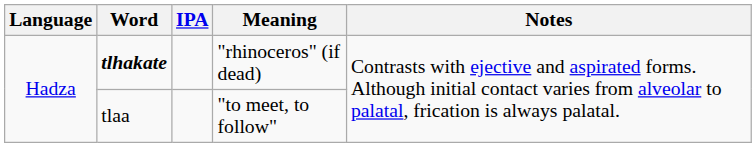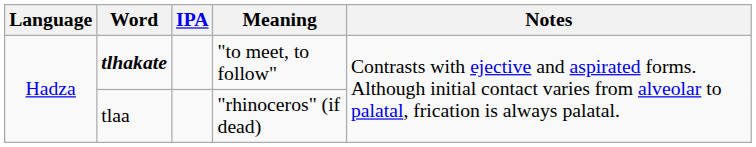(279, 62) "rhinoceros" (if dead) -> (263, 62) "to meet, to follow"
(263, 115) "to meet, to follow" -> (279, 115) "rhinoceros" (if dead)
